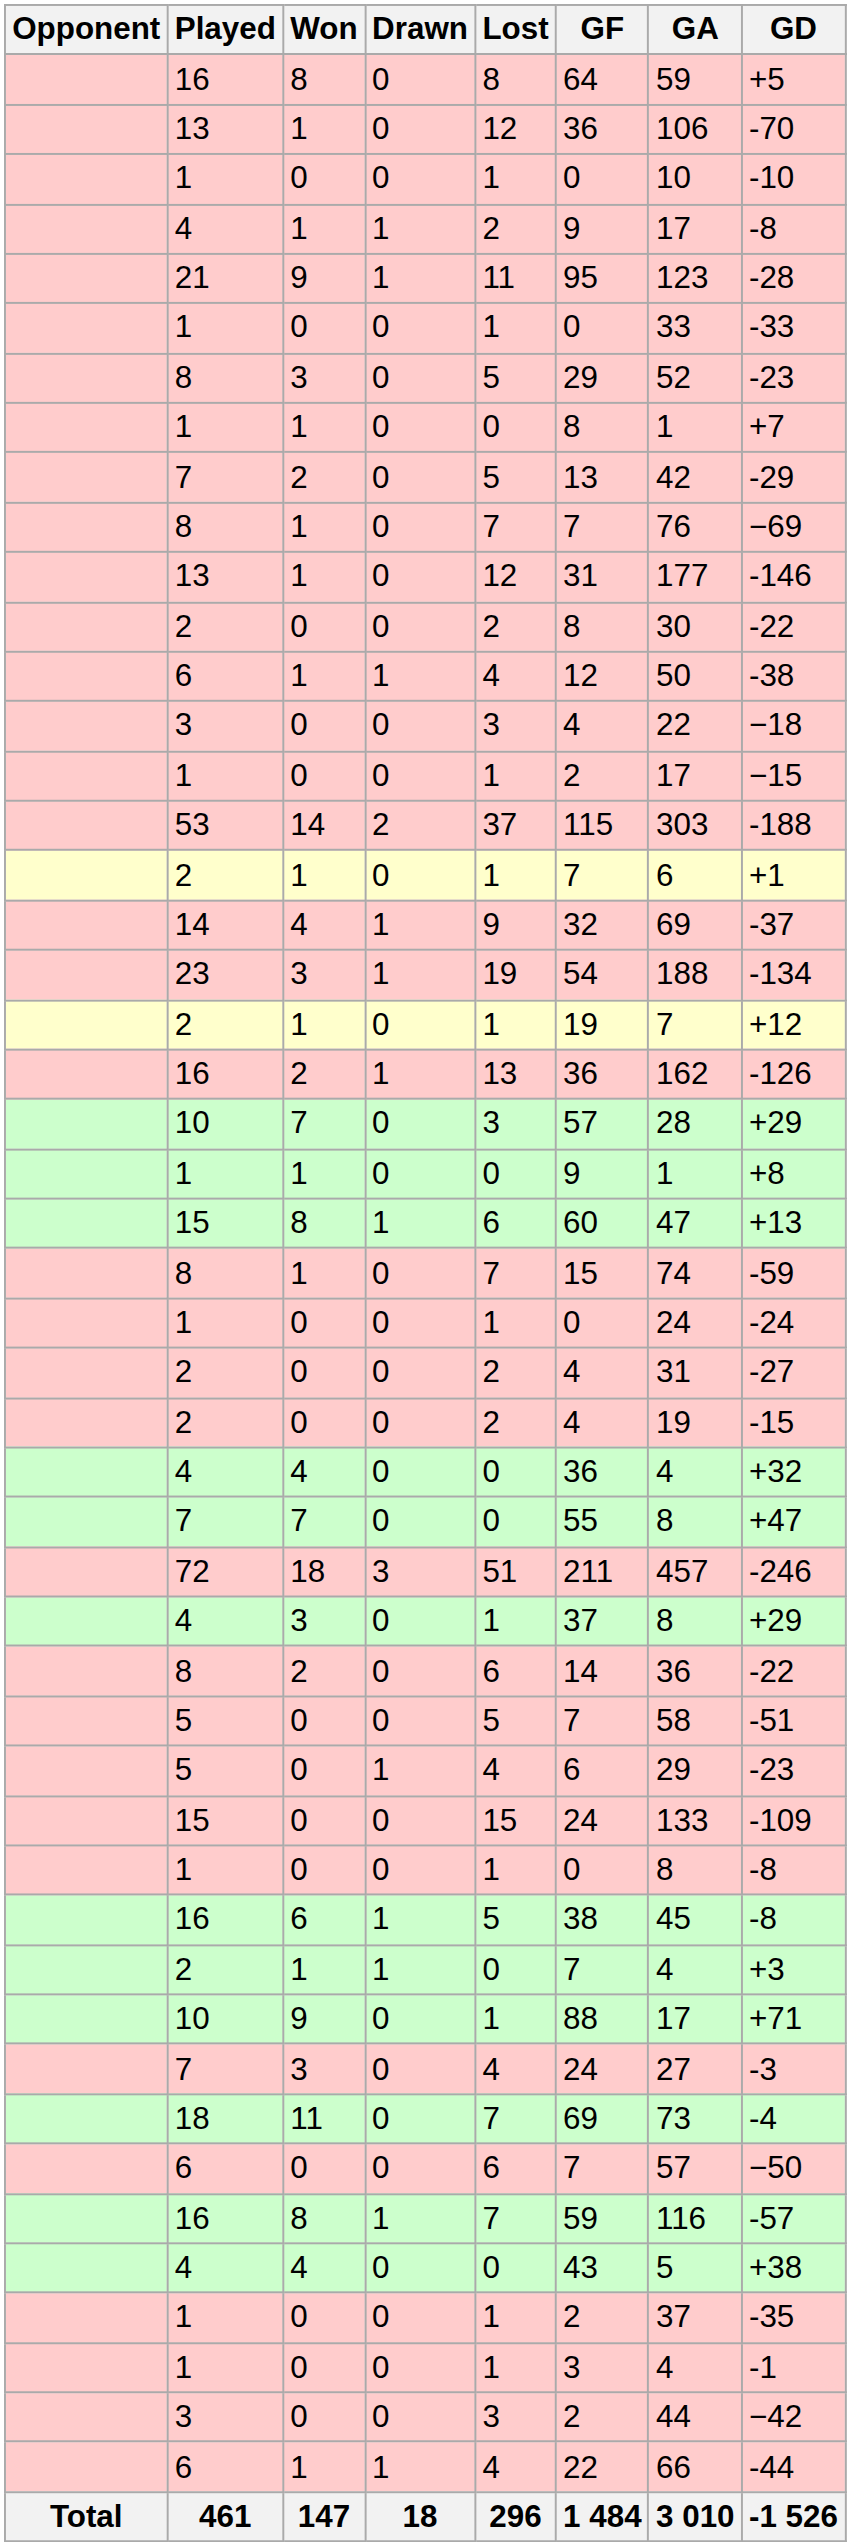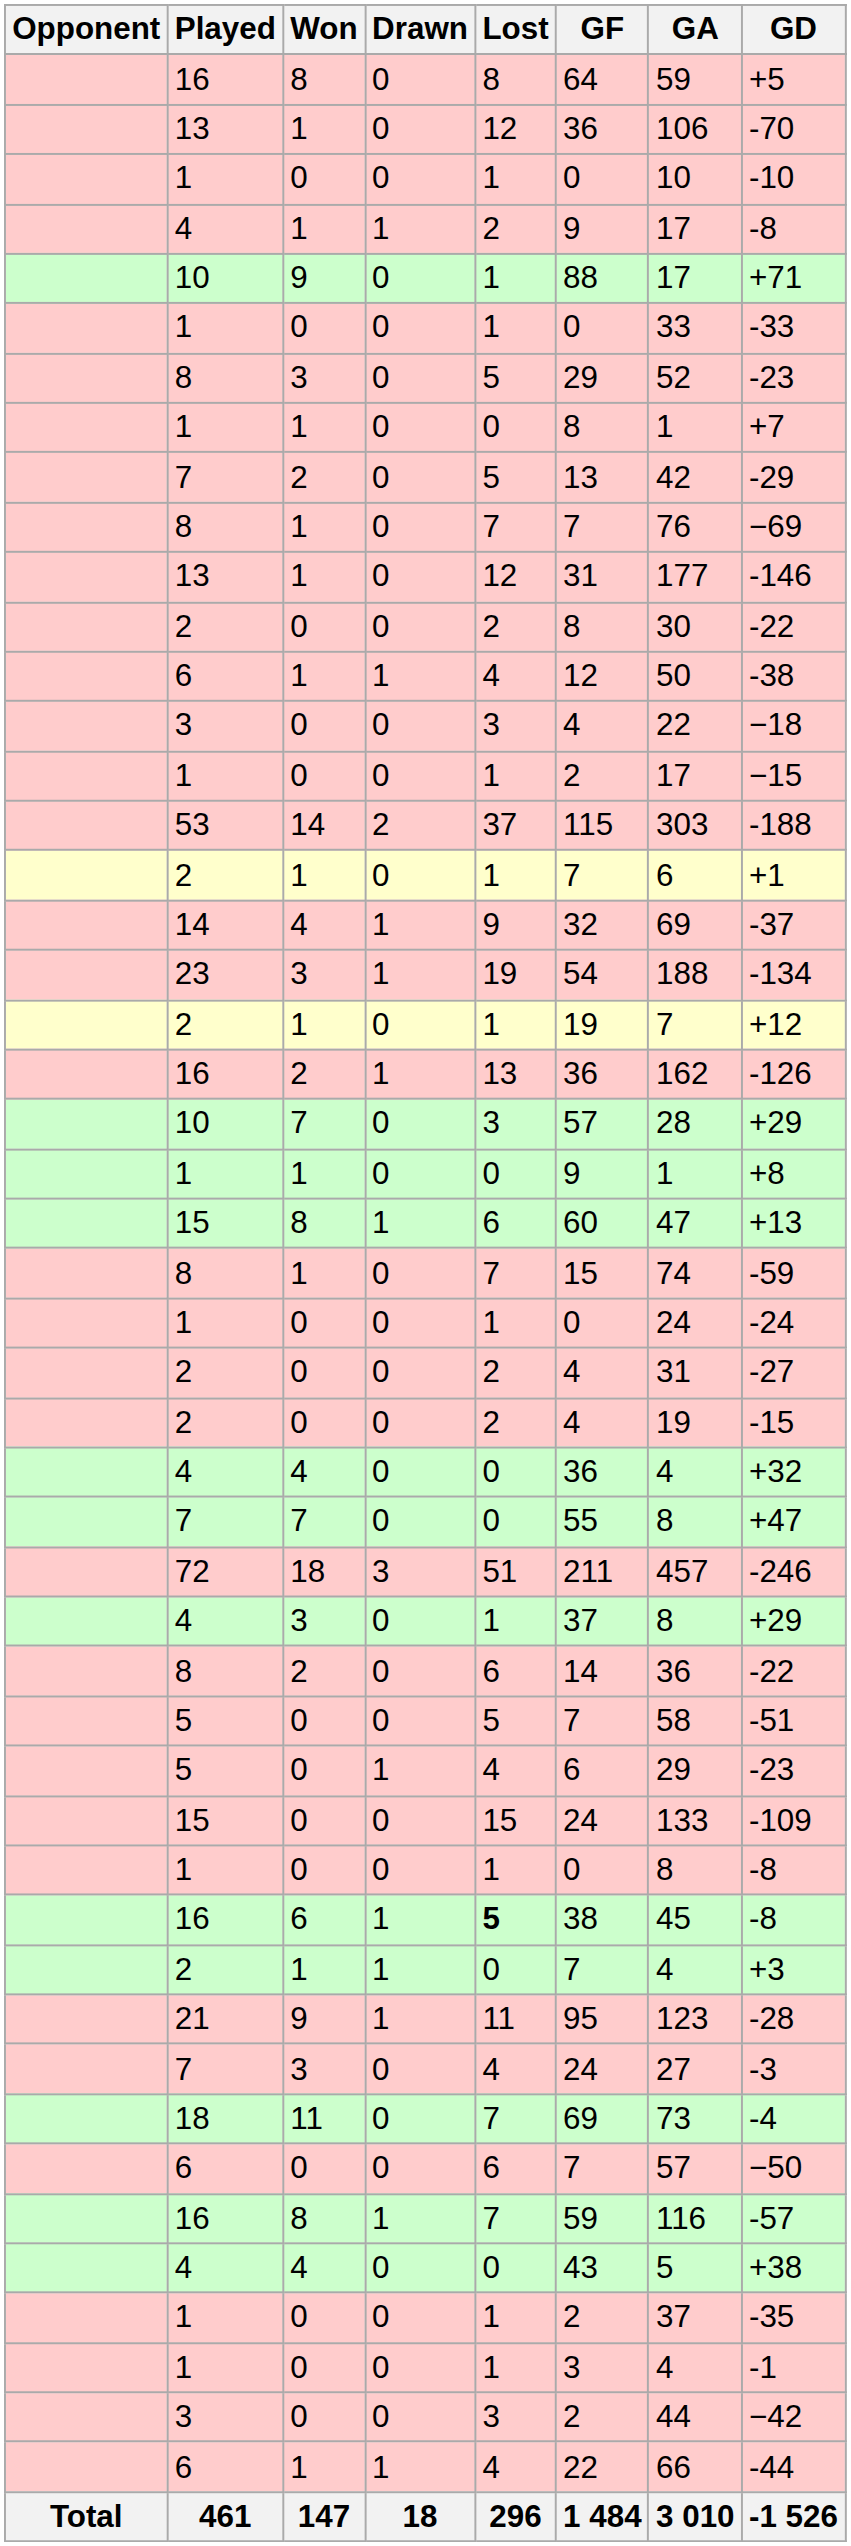rows swapped: (192, 278) <-> (192, 2018)
(491, 1919) normal -> (491, 1919) bold
